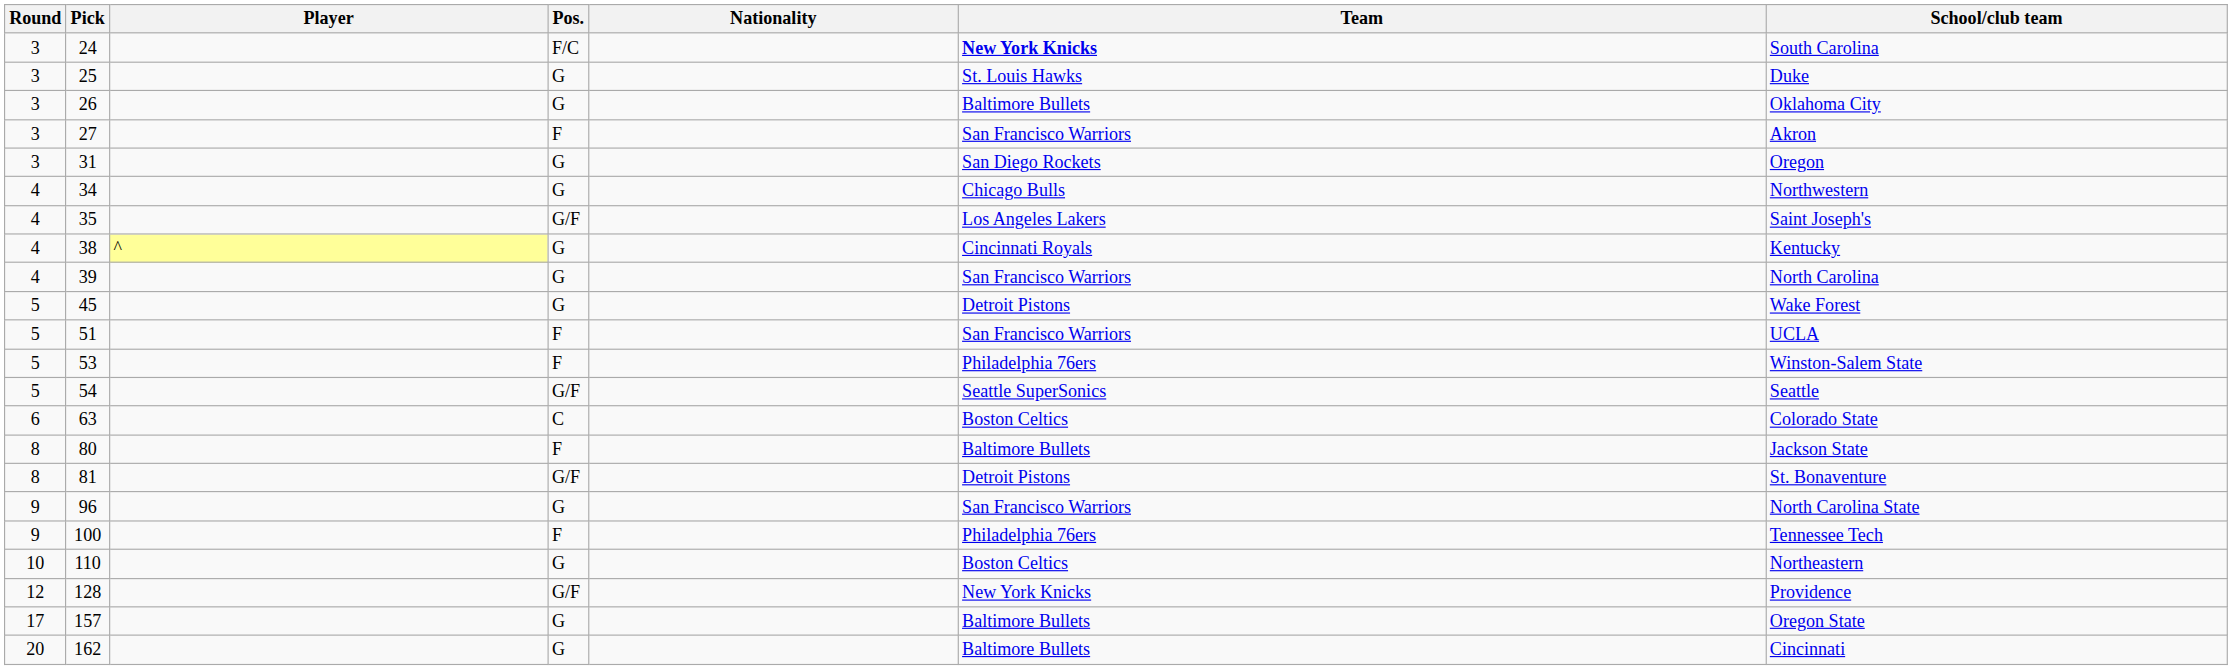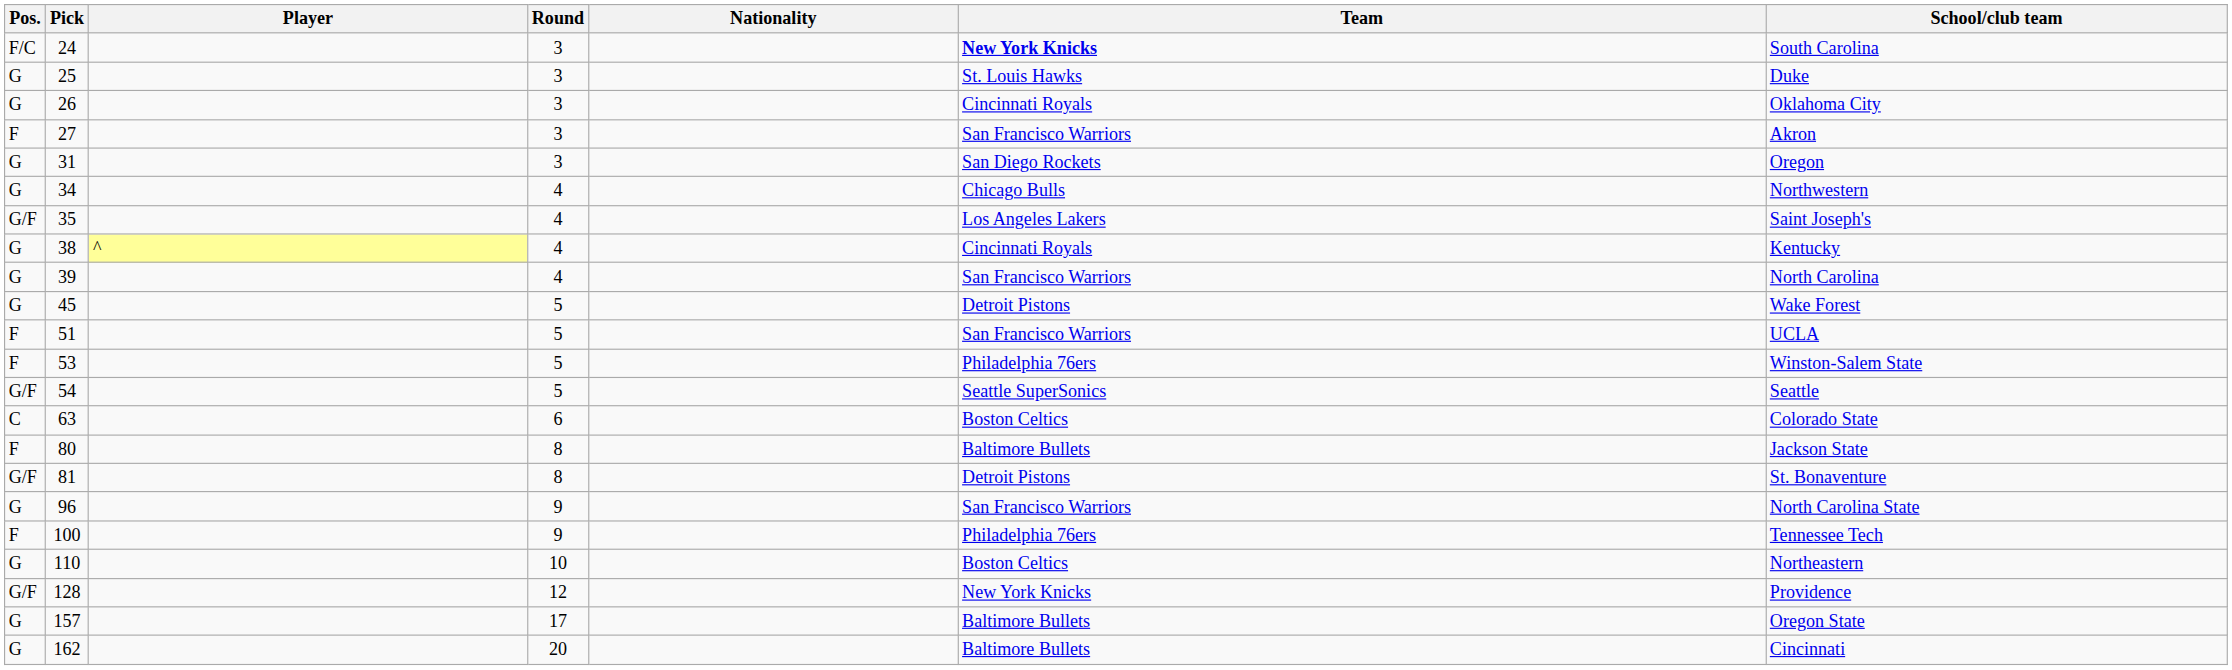columns swapped: (35, 18) <-> (568, 18)
(1026, 104) Baltimore Bullets -> (1027, 104) Cincinnati Royals
